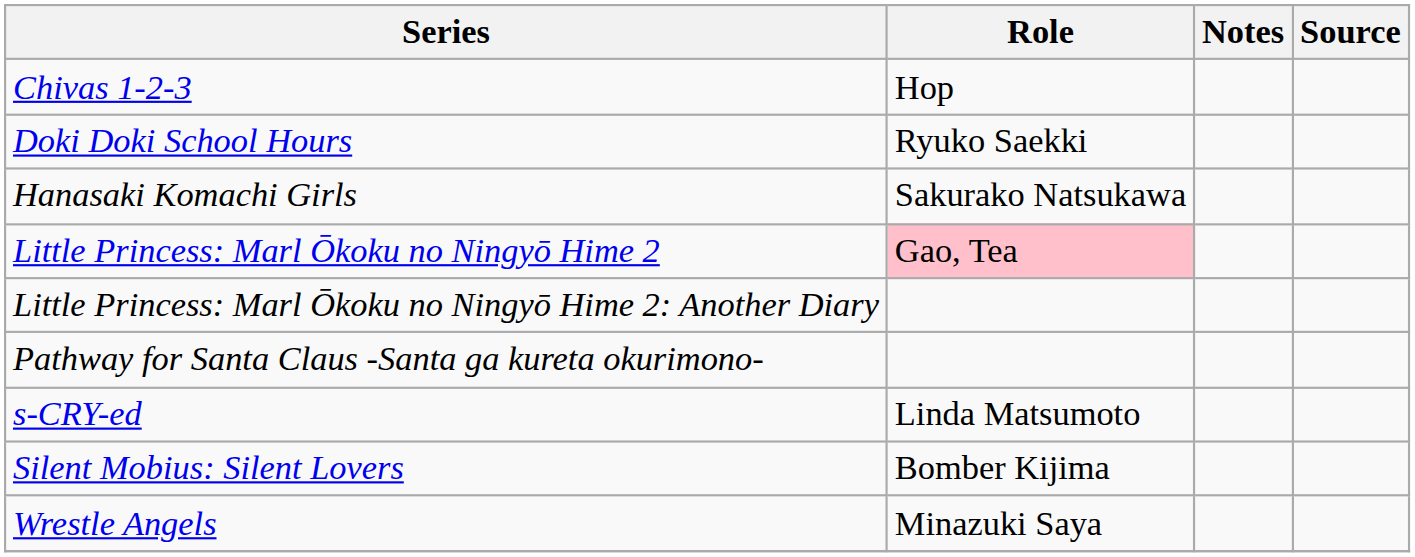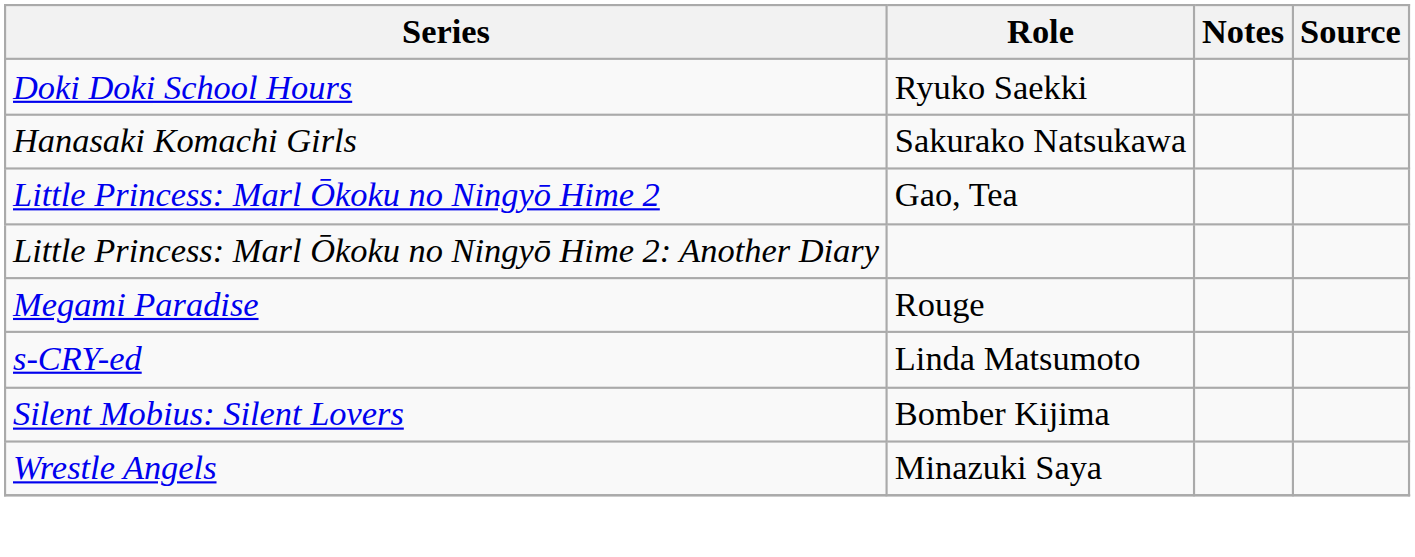- row: (102, 86)
(956, 250) pink background -> (956, 195) no background
+ row: (136, 304)
- row: (388, 359)
